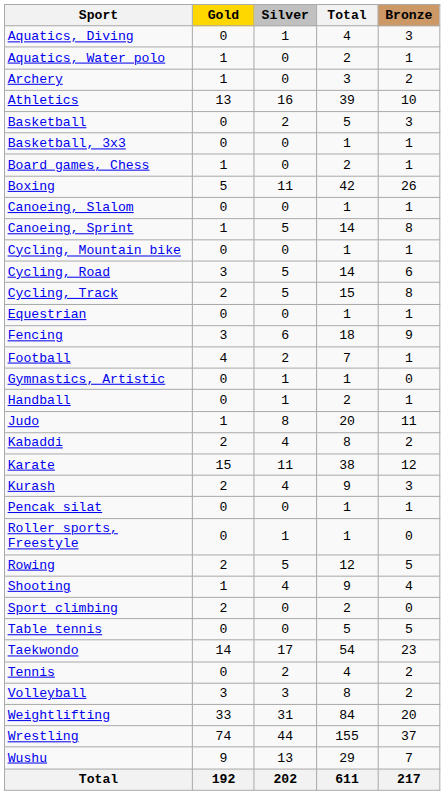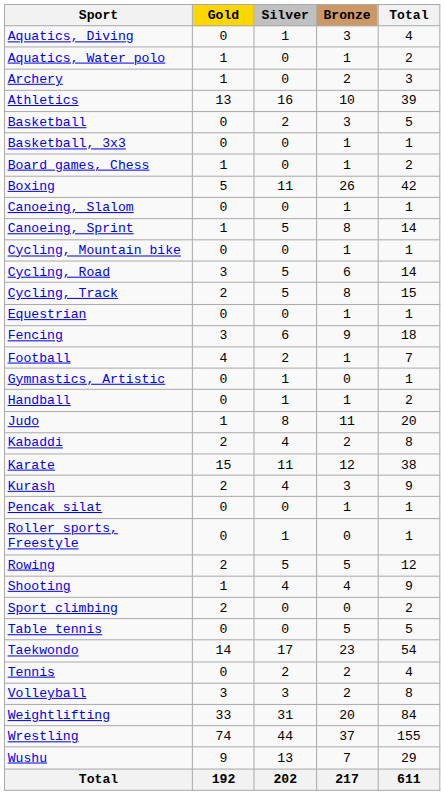columns swapped: (409, 15) <-> (347, 15)
